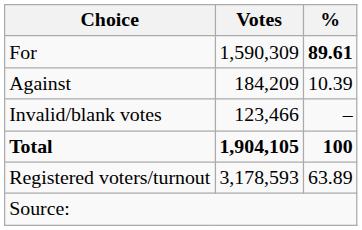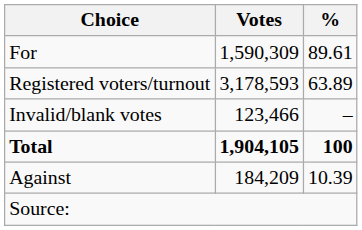(330, 51) bold -> (330, 51) normal
rows swapped: (40, 83) <-> (110, 177)
